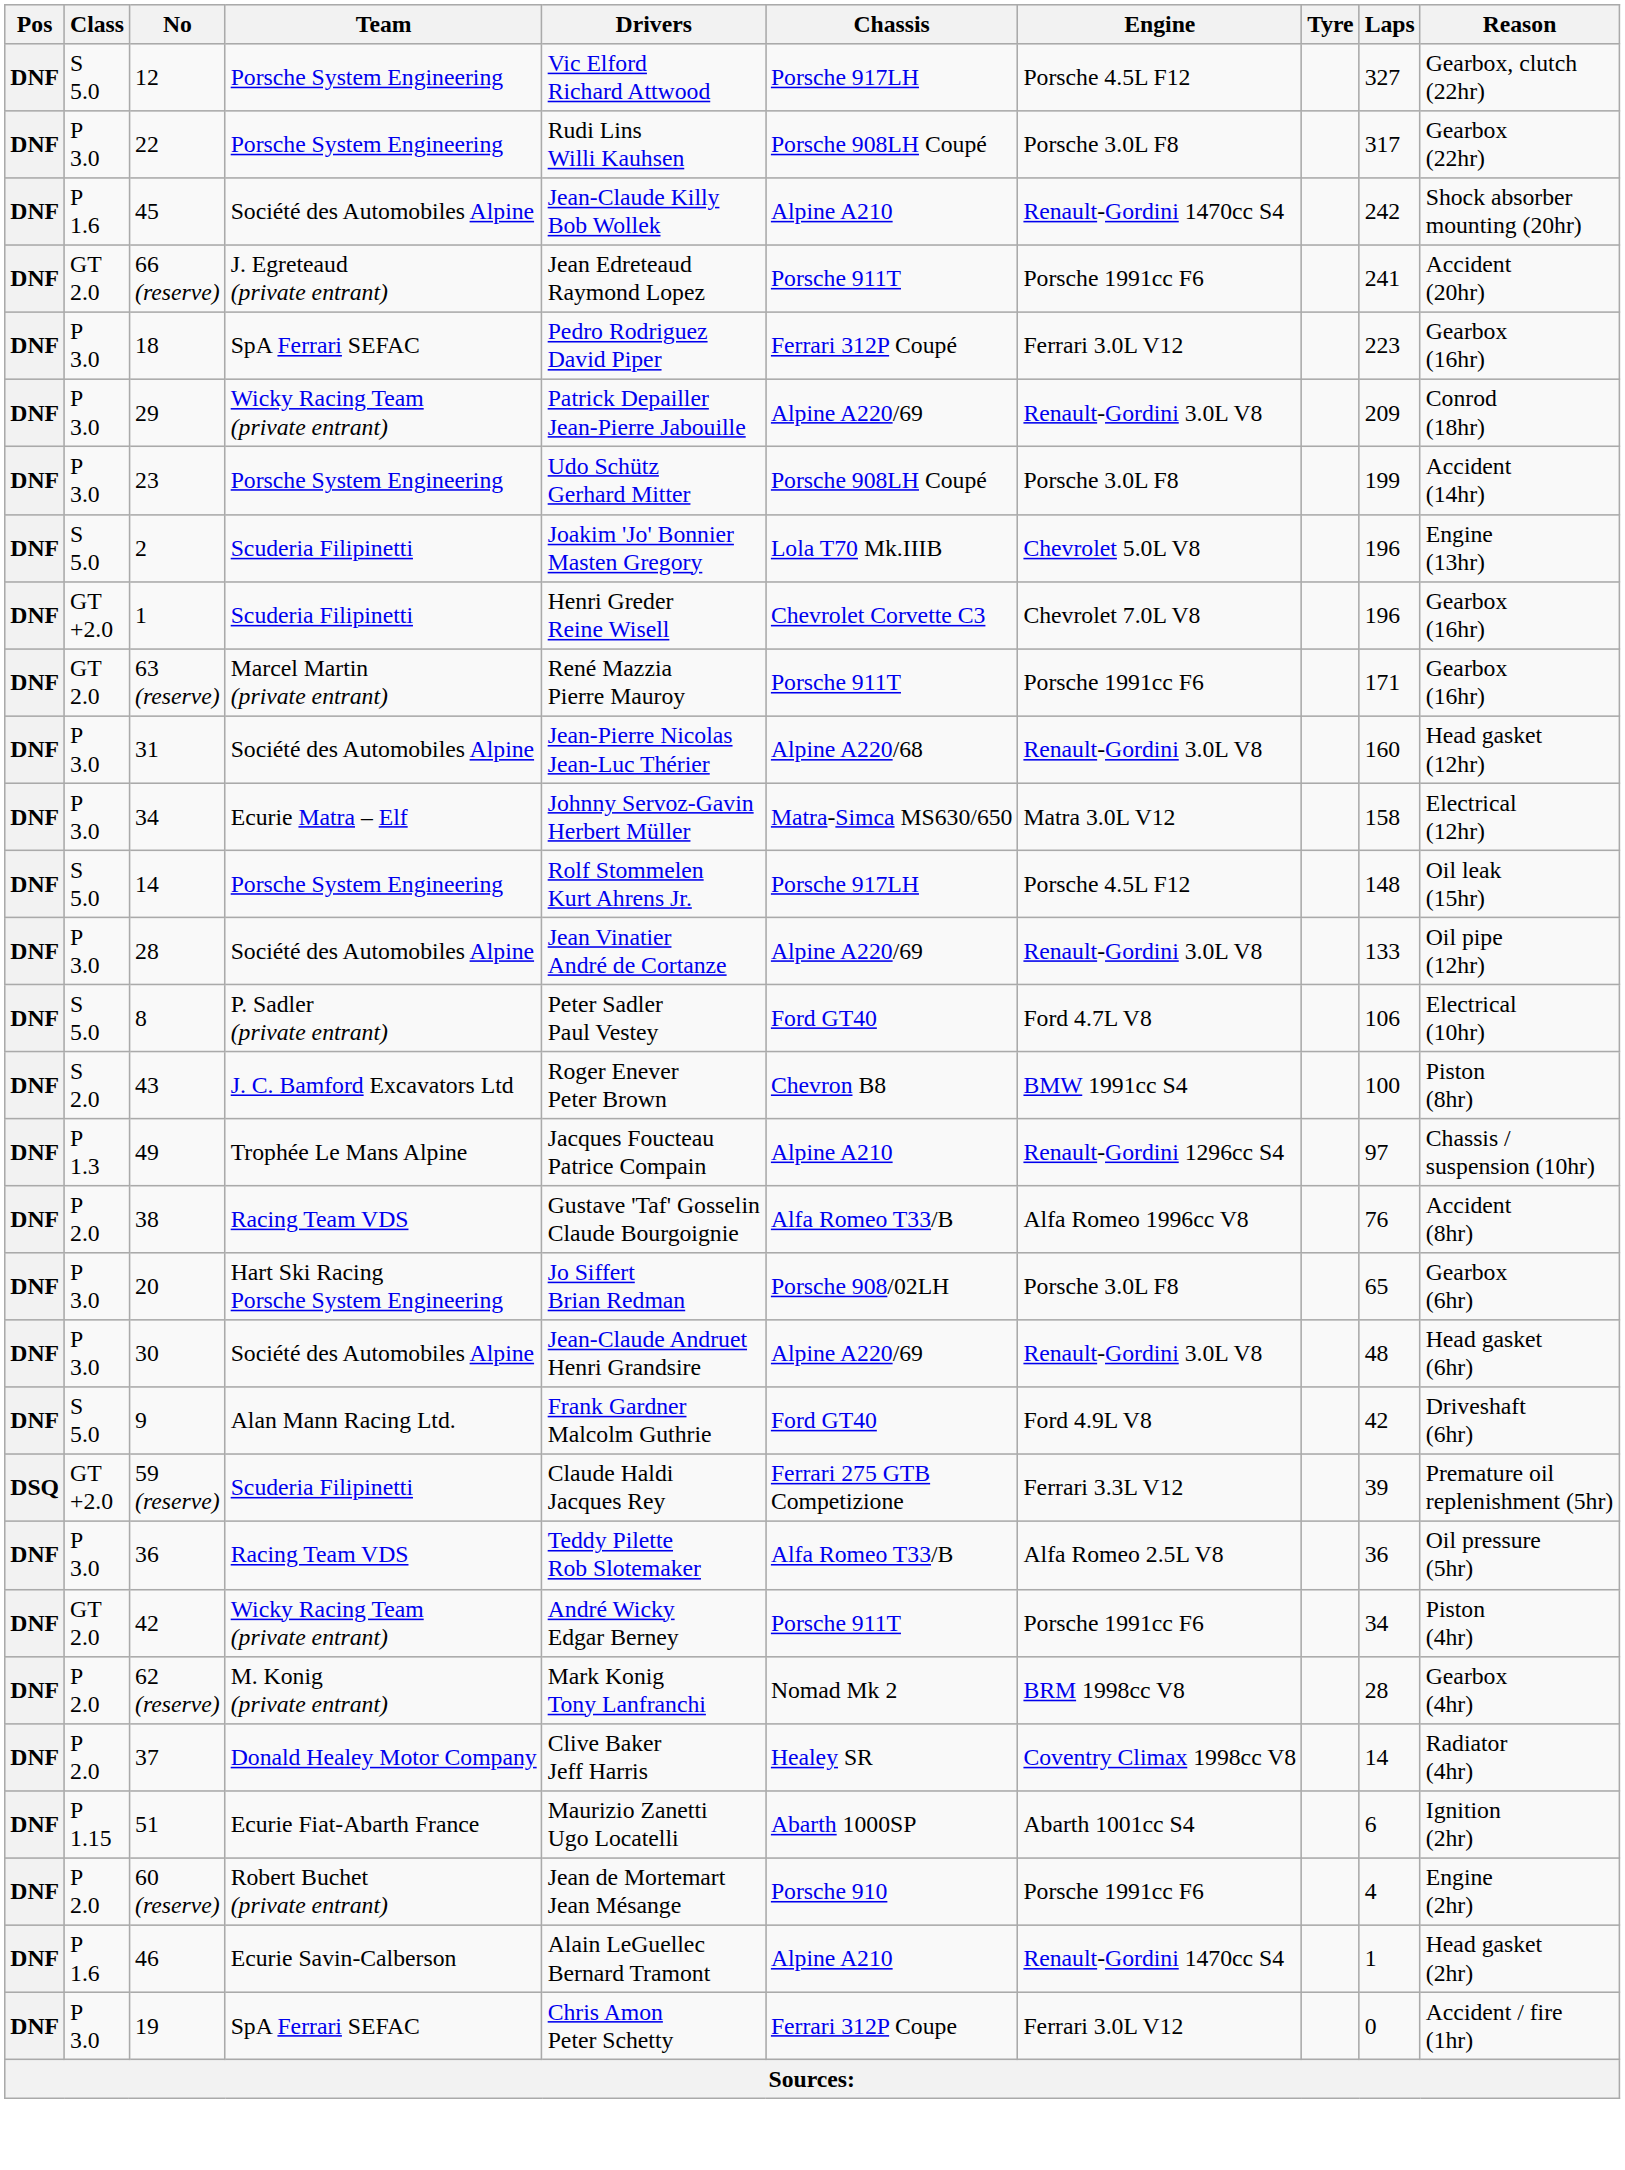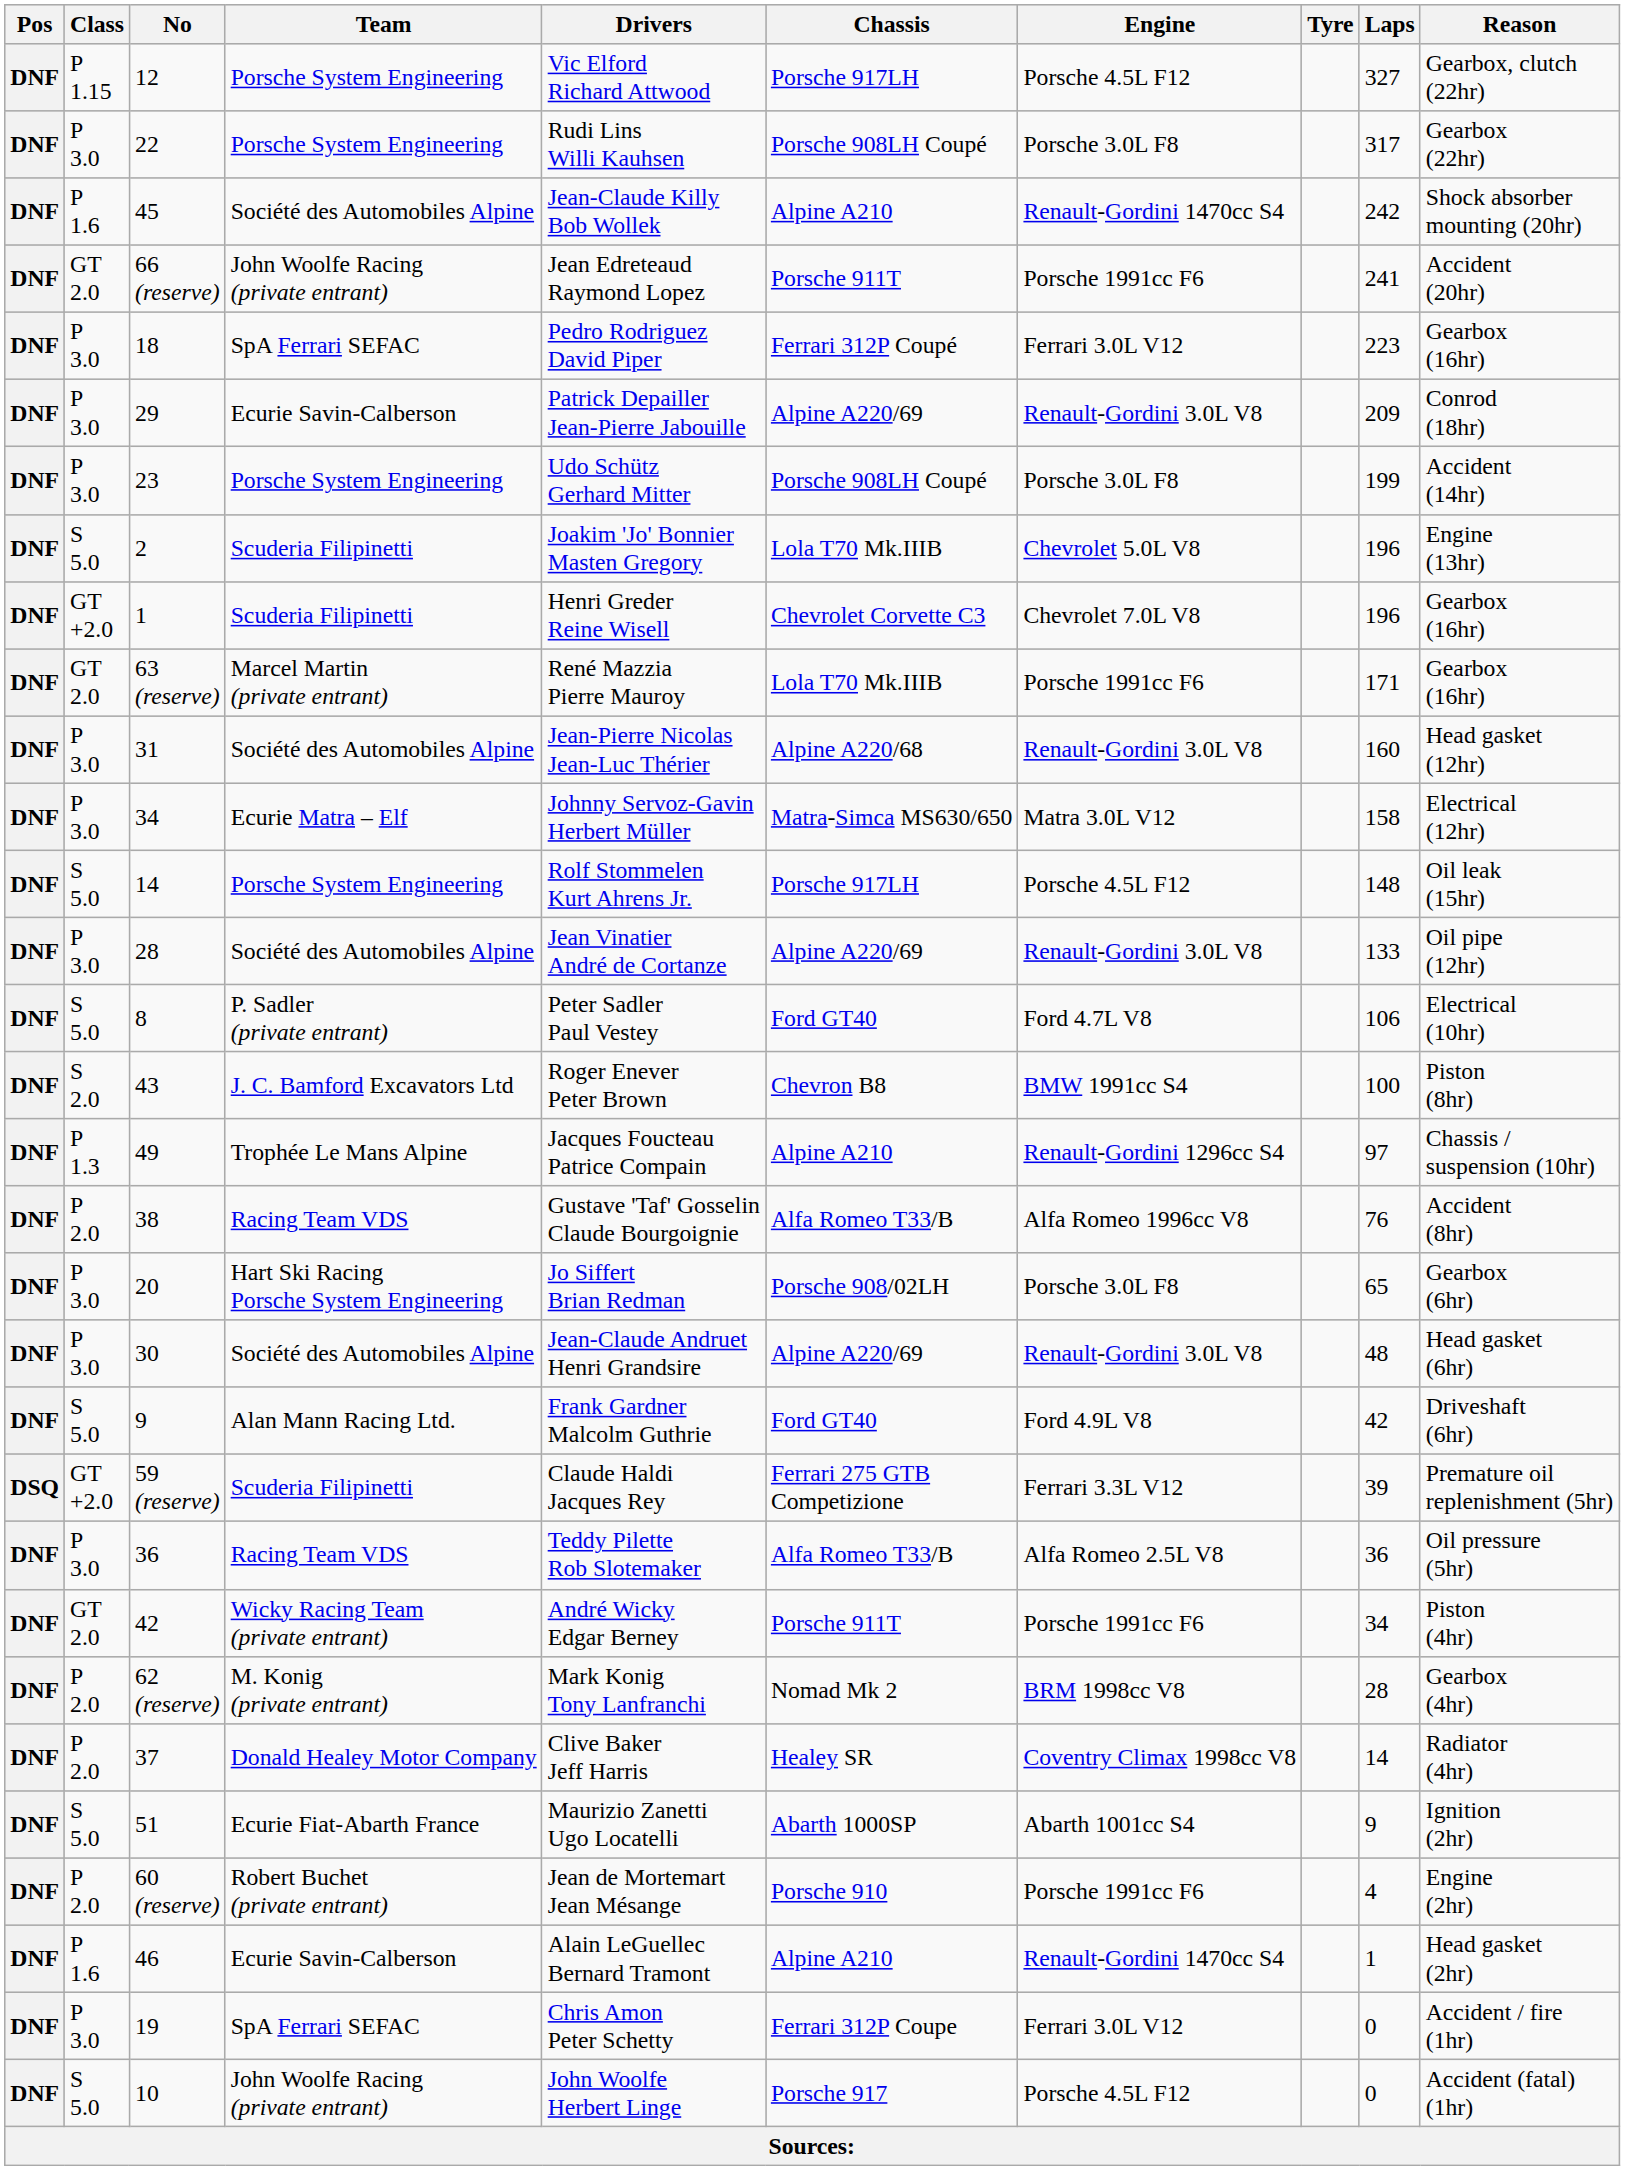(85, 77) S 5.0 -> (91, 77) P 1.15
(309, 278) J. Egreteaud (private entrant) -> (327, 278) John Woolfe Racing (private entrant)
(327, 413) Wicky Racing Team (private entrant) -> (344, 413) Ecurie Savin-Calberson
(836, 681) Porsche 911T -> (857, 681) Lola T70 Mk.IIIB
(91, 1823) P 1.15 -> (85, 1823) S 5.0
(1371, 1823) 6 -> (1371, 1823) 9
+ row: (147, 2092)
